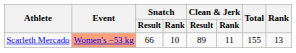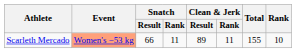(175, 40) 10 -> (175, 40) 11
(279, 40) 13 -> (279, 40) 10
